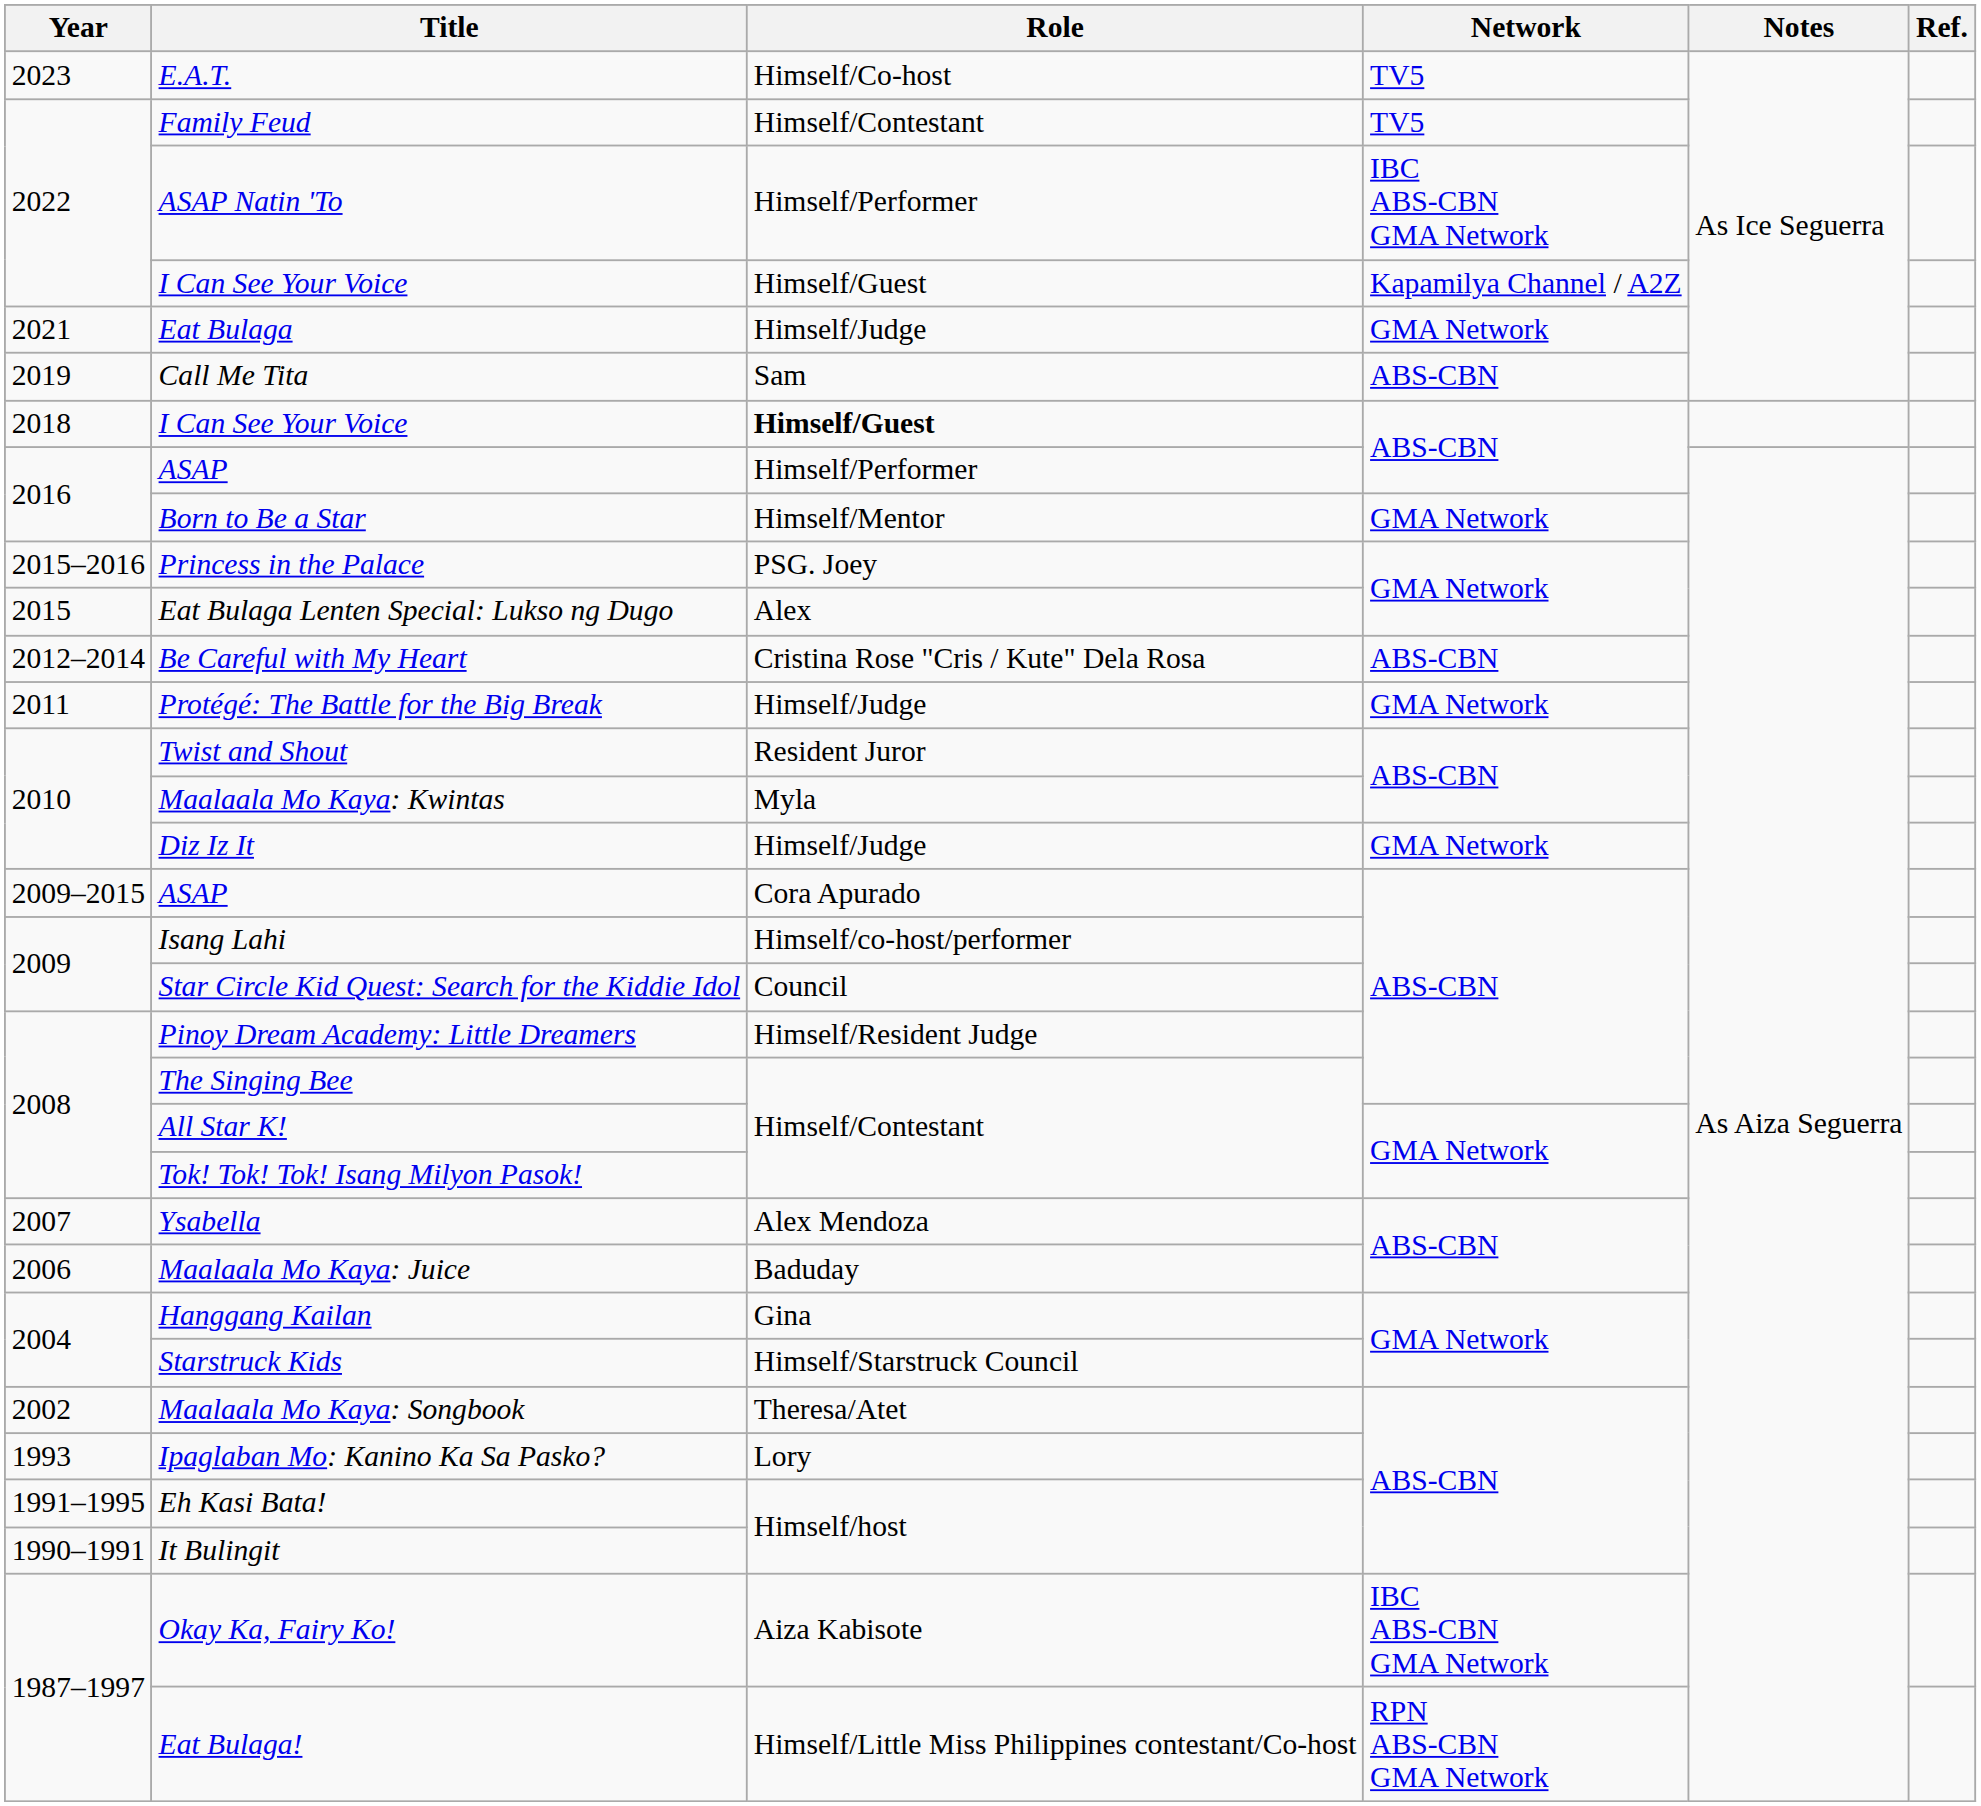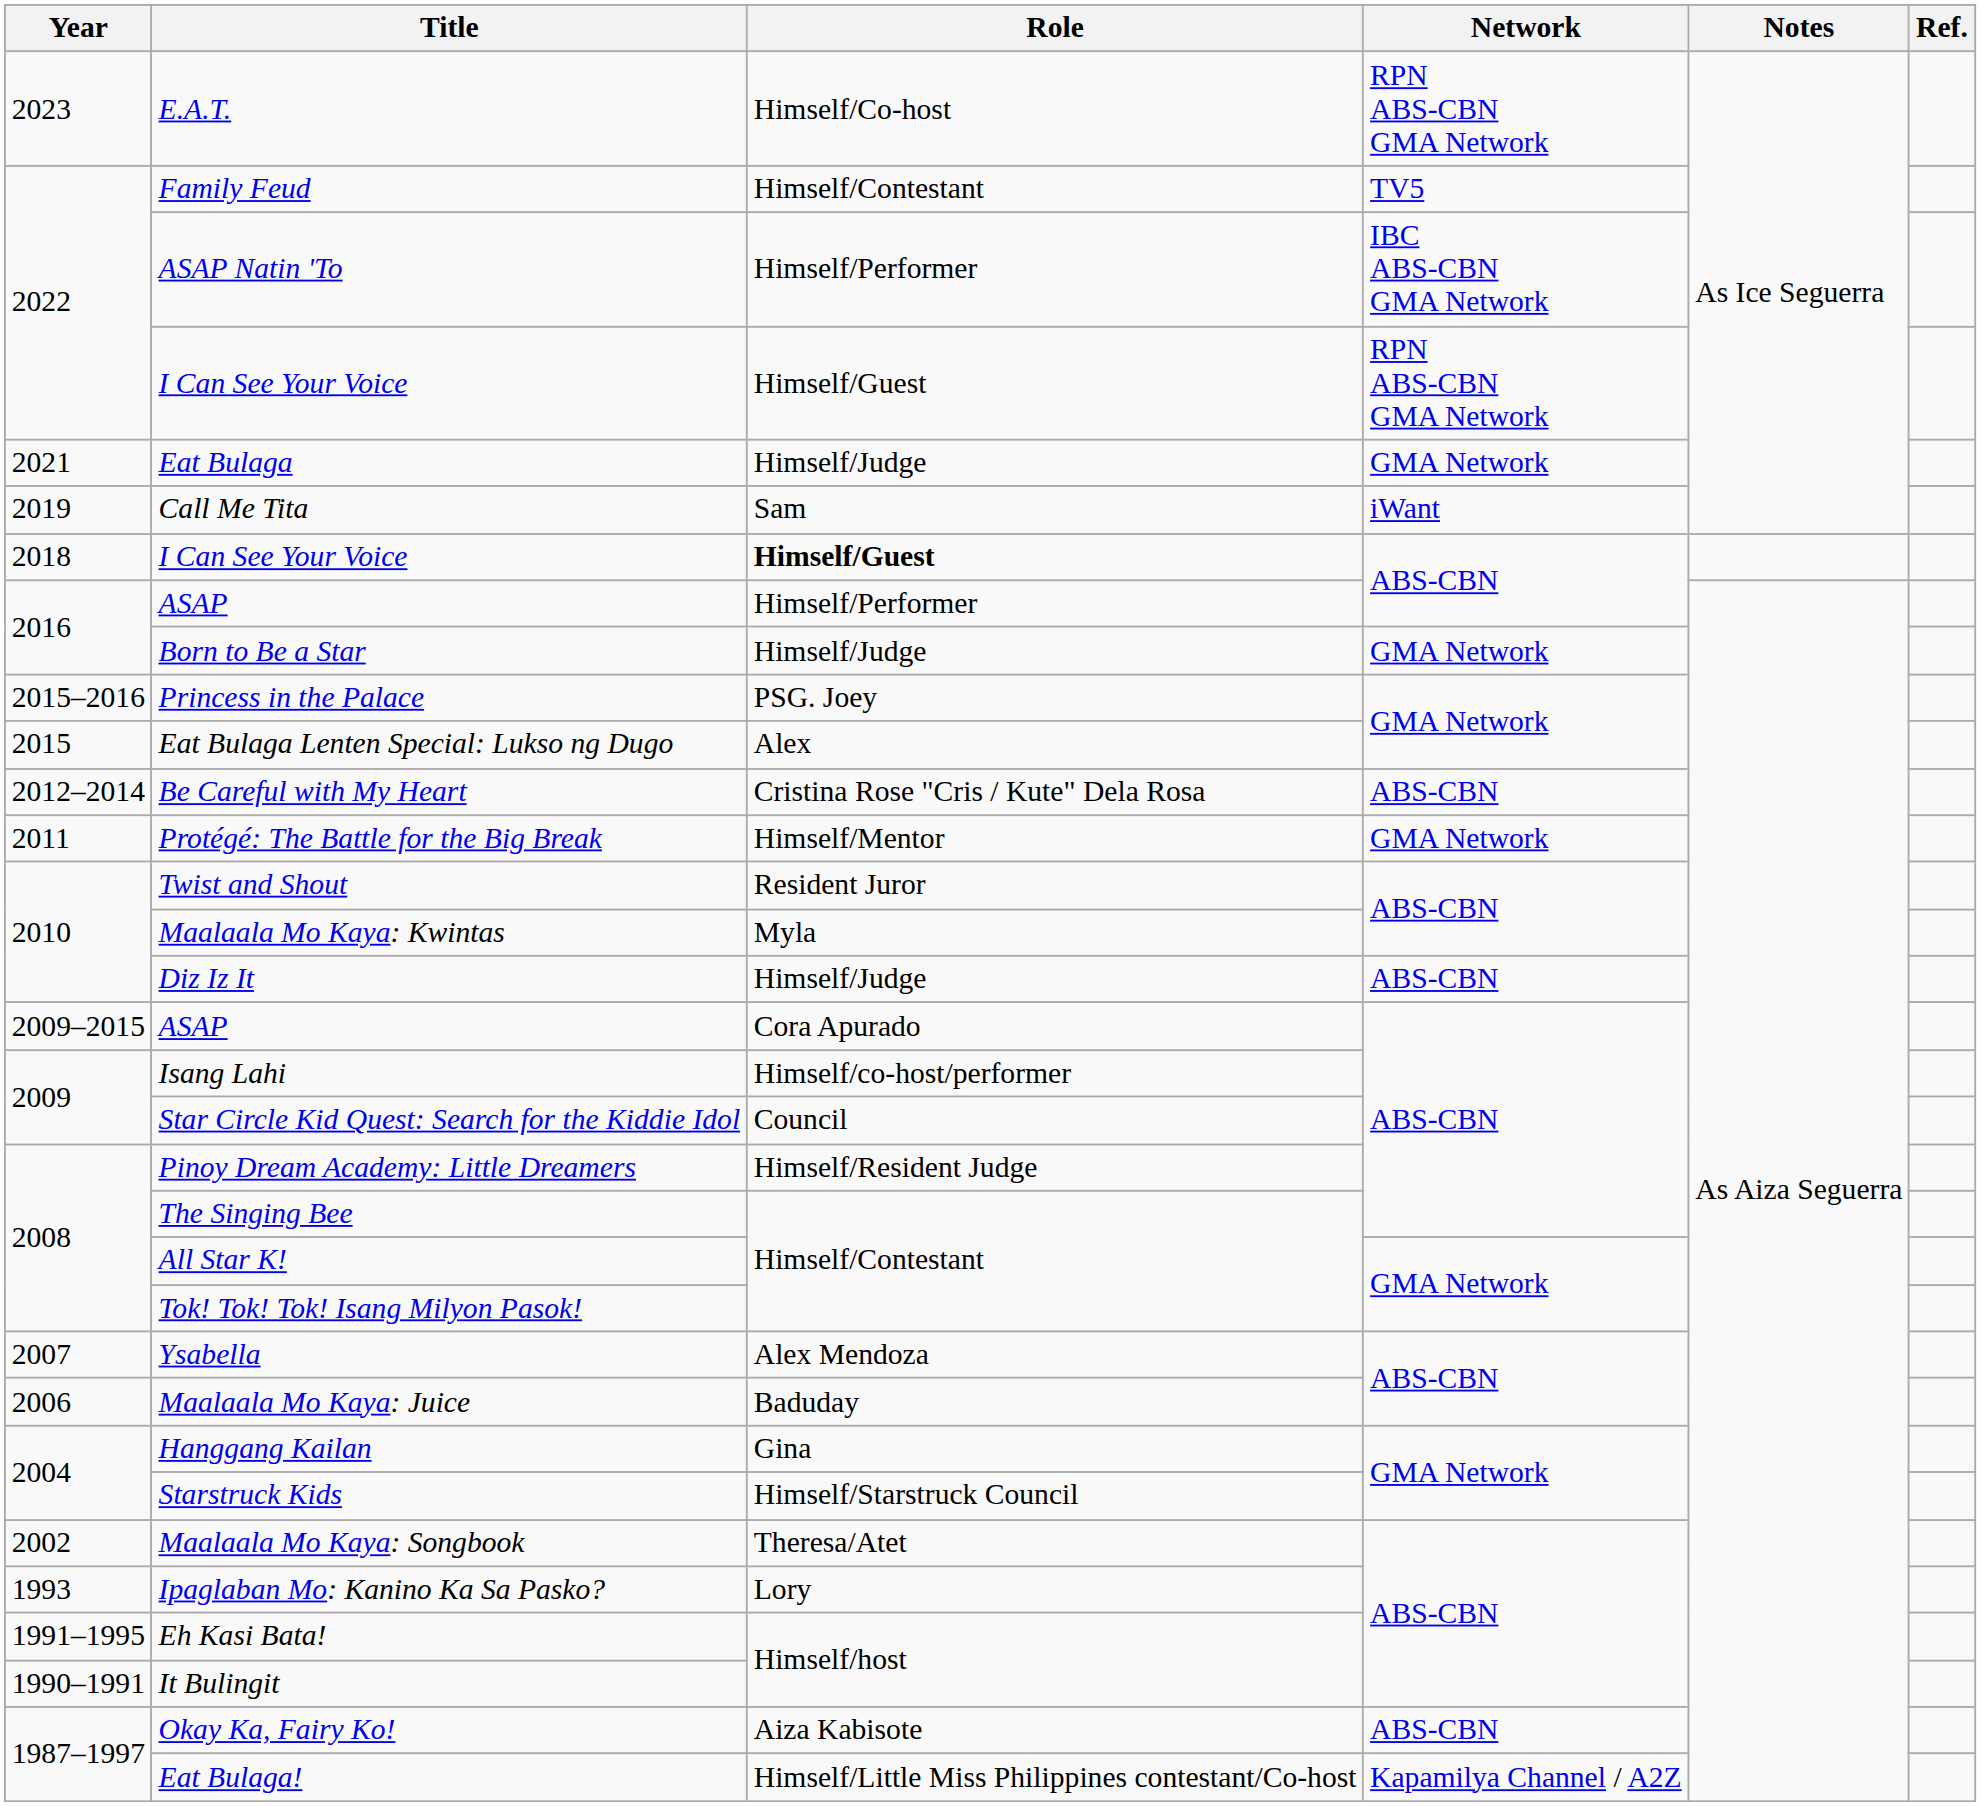(1397, 74) TV5 -> (1459, 108) RPN ABS-CBN GMA Network
(1526, 282) Kapamilya Channel / A2Z -> (1459, 382) RPN ABS-CBN GMA Network
(1434, 376) ABS-CBN -> (1405, 509) iWant
(849, 517) Himself/Mentor -> (840, 650) Himself/Judge
(840, 704) Himself/Judge -> (849, 838) Himself/Mentor
(1459, 845) GMA Network -> (1434, 978) ABS-CBN
(1459, 1630) IBC ABS-CBN GMA Network -> (1434, 1729) ABS-CBN
(1459, 1743) RPN ABS-CBN GMA Network -> (1526, 1776) Kapamilya Channel / A2Z
